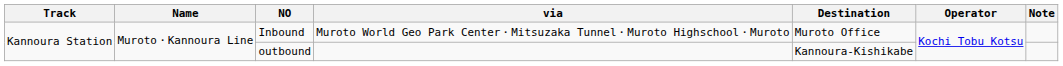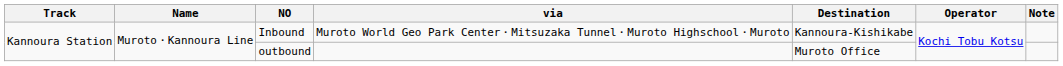(837, 32) Muroto Office -> (854, 32) Kannoura-Kishikabe
(854, 51) Kannoura-Kishikabe -> (837, 51) Muroto Office
